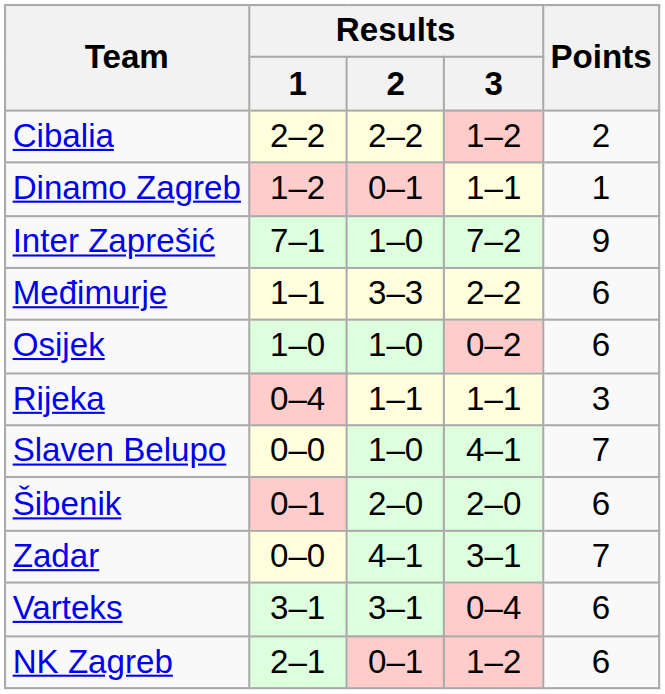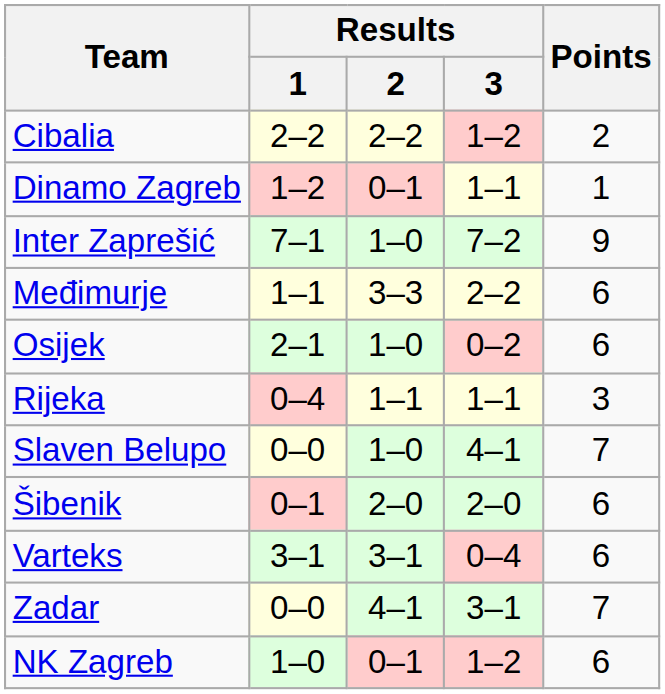(298, 345) 1–0 -> (298, 345) 2–1
rows swapped: (68, 608) <-> (56, 556)
(298, 661) 2–1 -> (298, 661) 1–0
